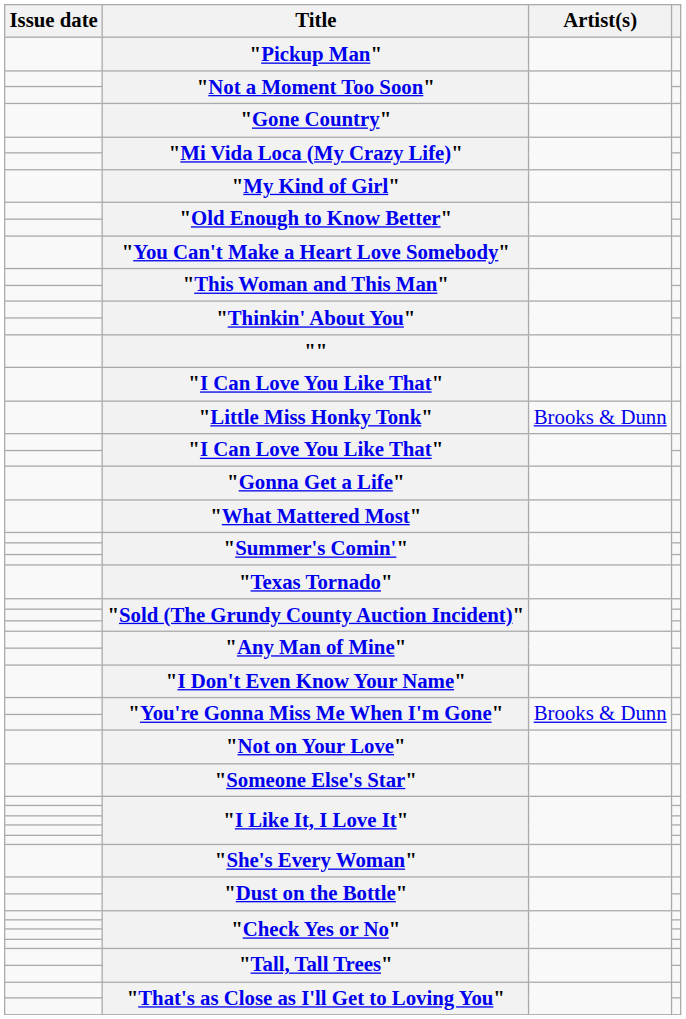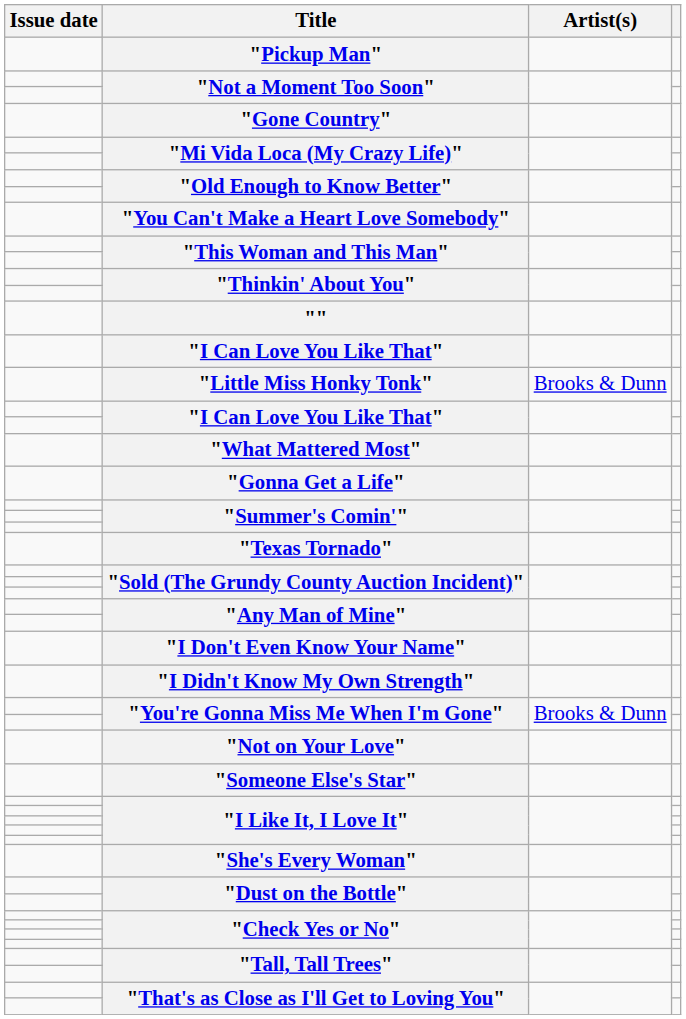- row: (316, 185)
rows swapped: (316, 482) <-> (316, 515)
+ row: (316, 680)
